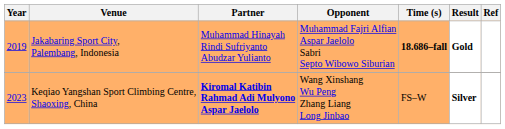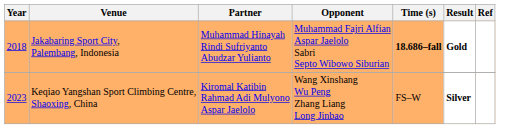(17, 47) 2019 -> (17, 47) 2018
(248, 98) bold -> (245, 98) normal
